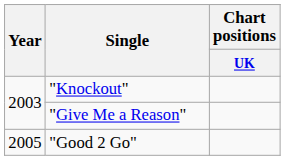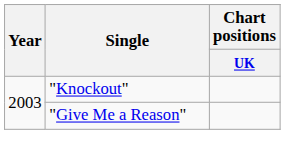- row: (93, 141)
